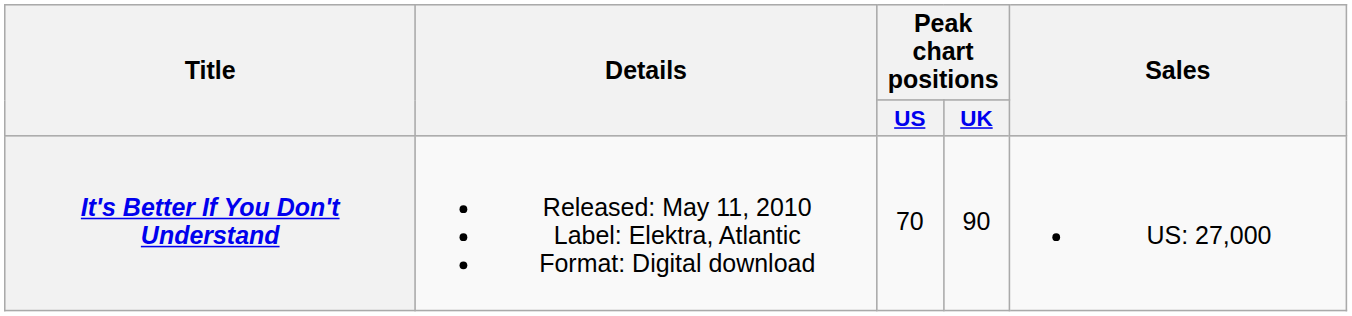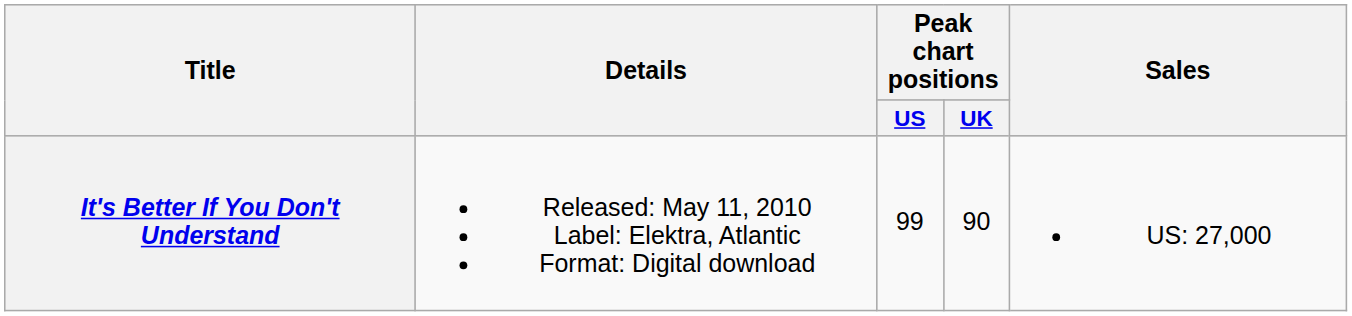(910, 222) 70 -> (910, 222) 99
